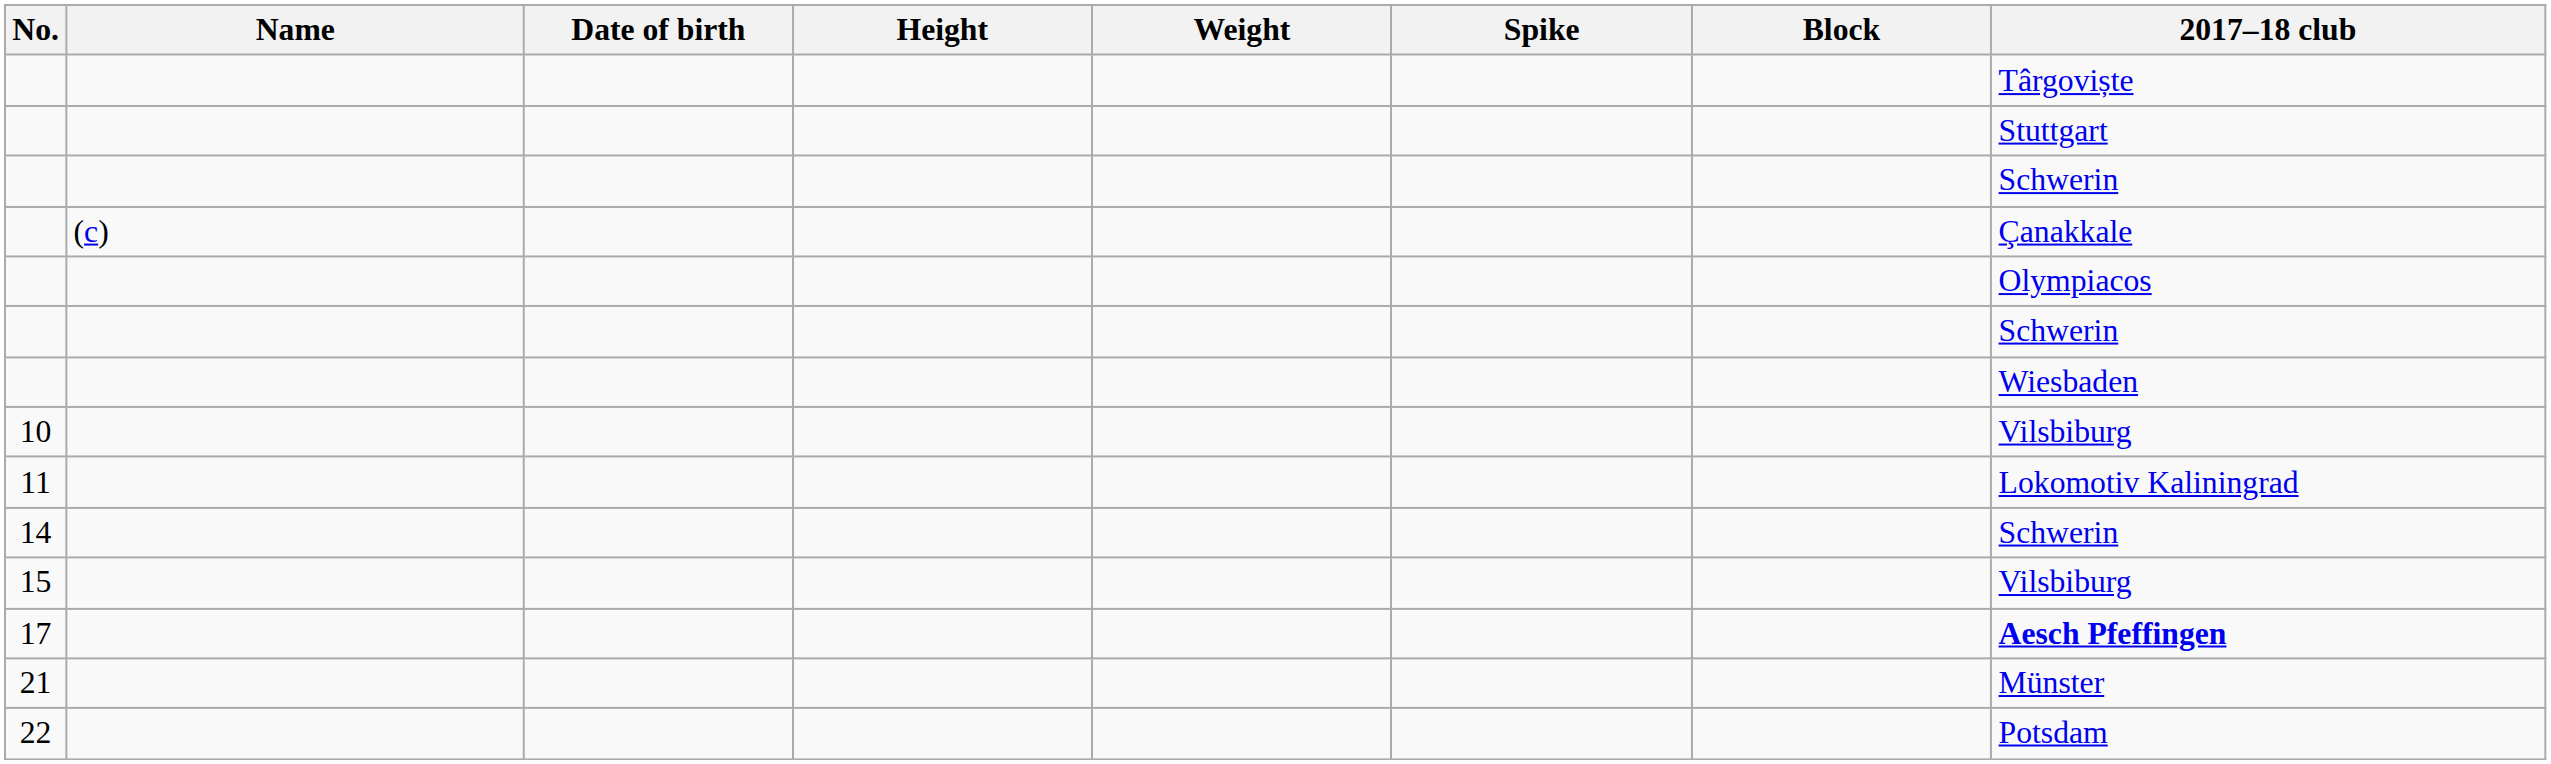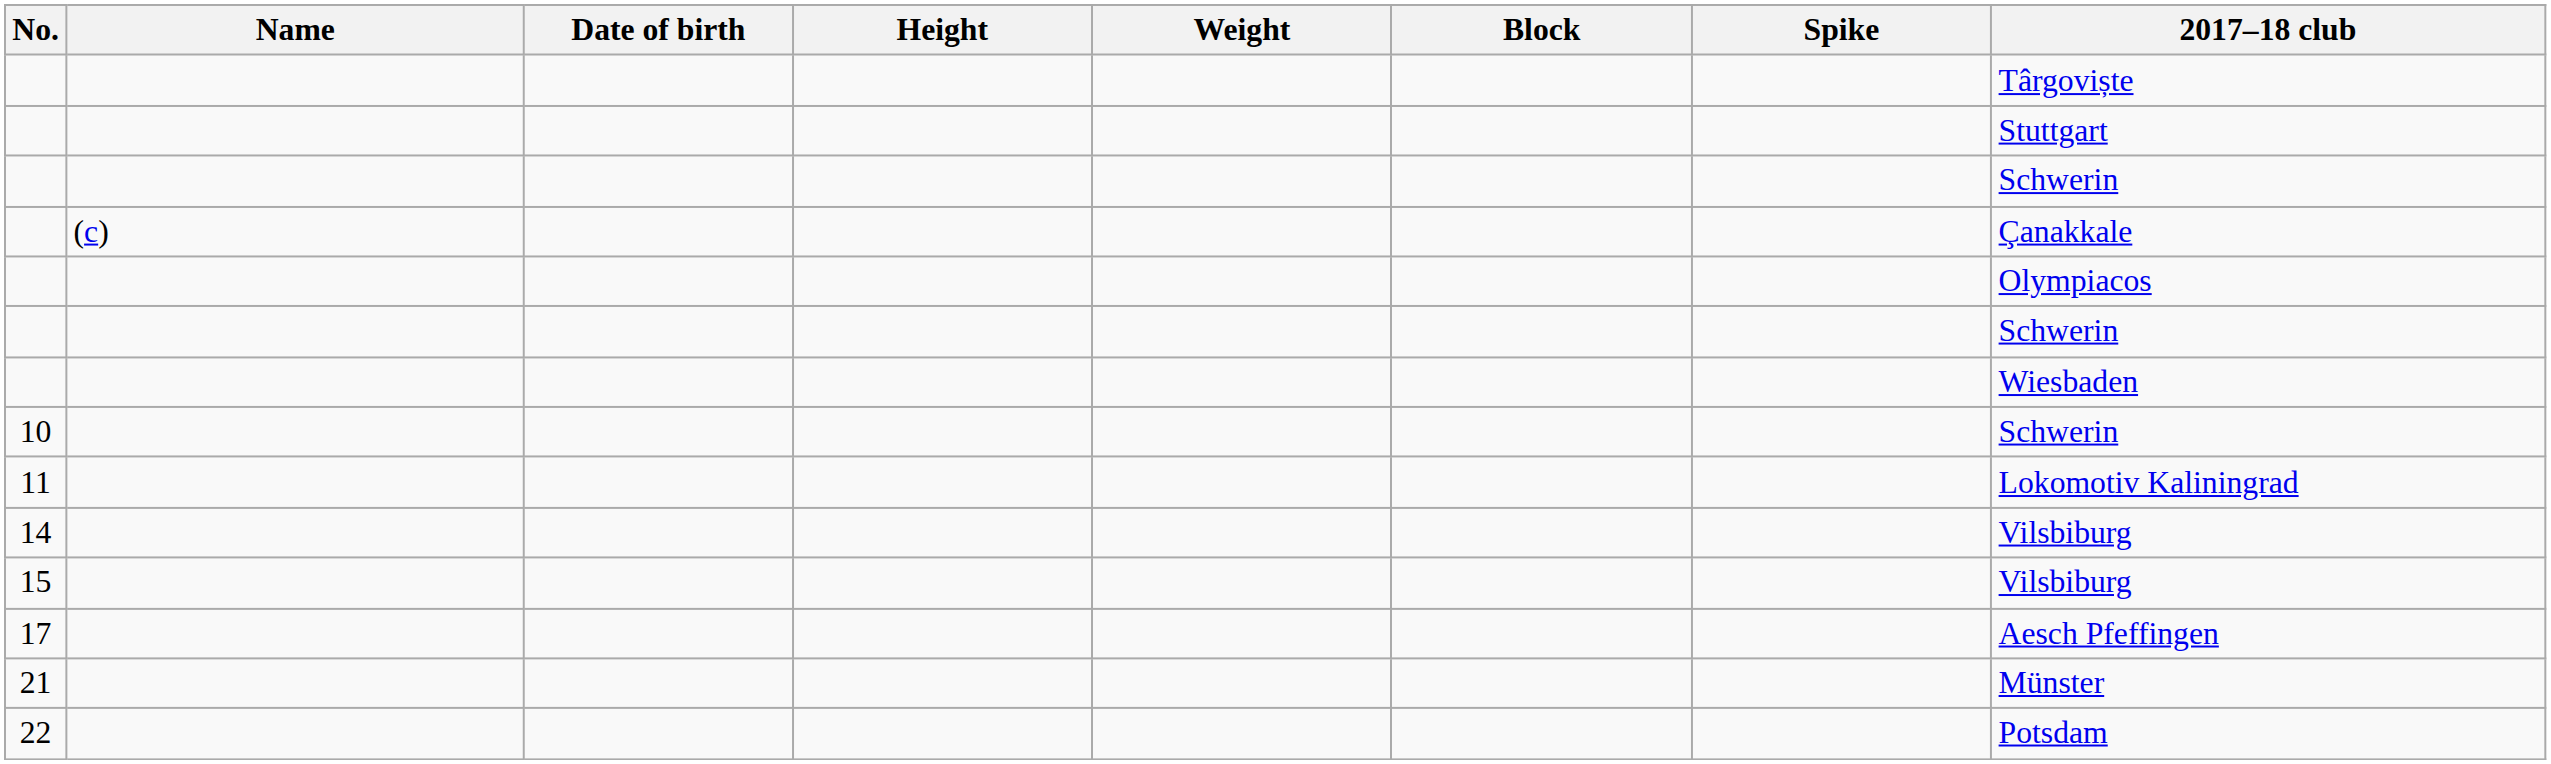columns swapped: (1542, 29) <-> (1841, 29)
(2065, 431) Vilsbiburg -> (2058, 431) Schwerin
(2058, 532) Schwerin -> (2065, 532) Vilsbiburg
(2113, 632) bold -> (2109, 632) normal
